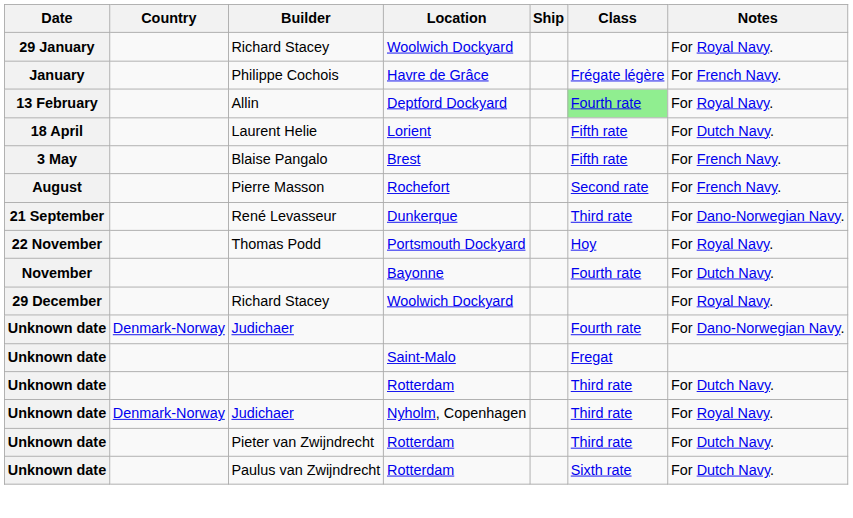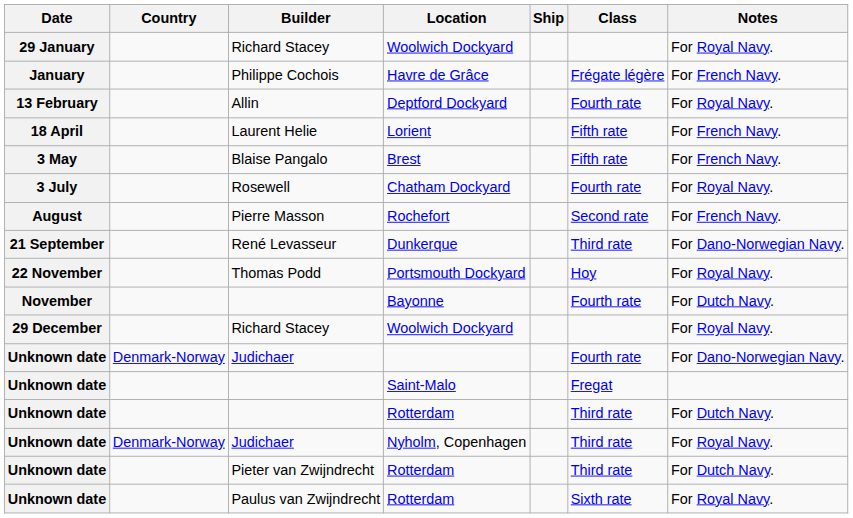(606, 103) lightgreen background -> (606, 103) no background
(723, 131) For Dutch Navy. -> (726, 131) For French Navy.
+ row: (261, 188)
(723, 470) For Dutch Navy. -> (722, 498) For Royal Navy.
